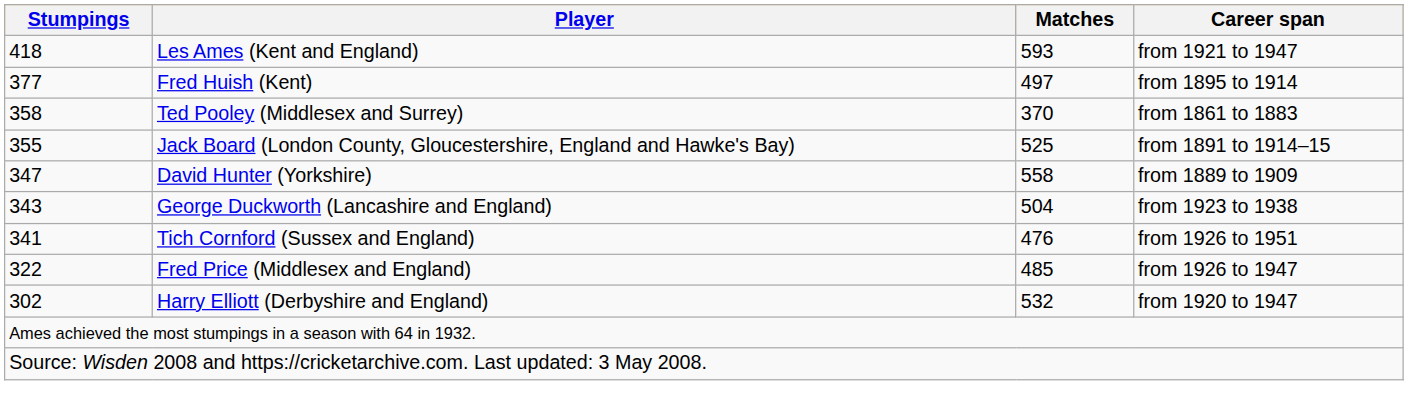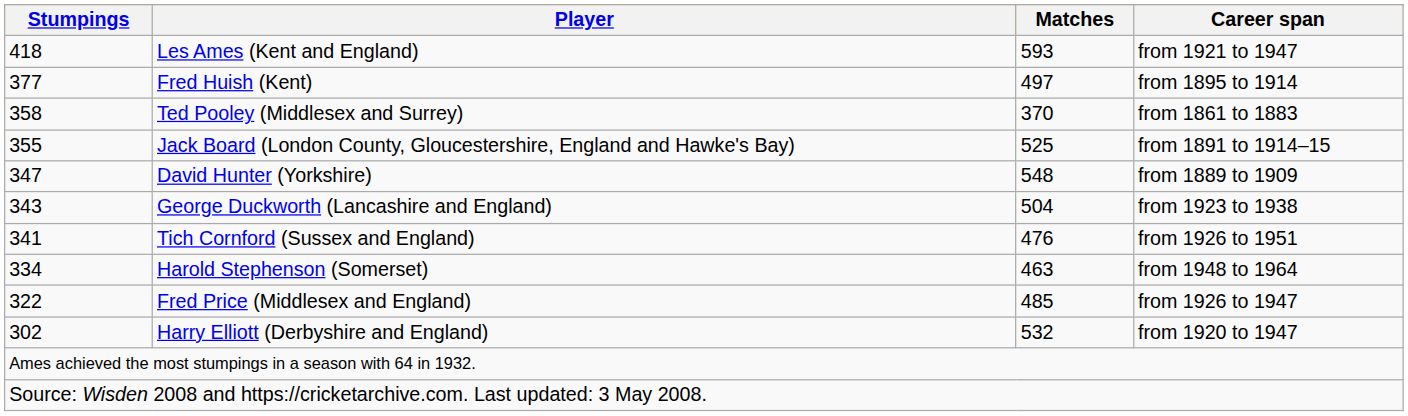(1037, 176) 558 -> (1037, 176) 548
+ row: (293, 269)
